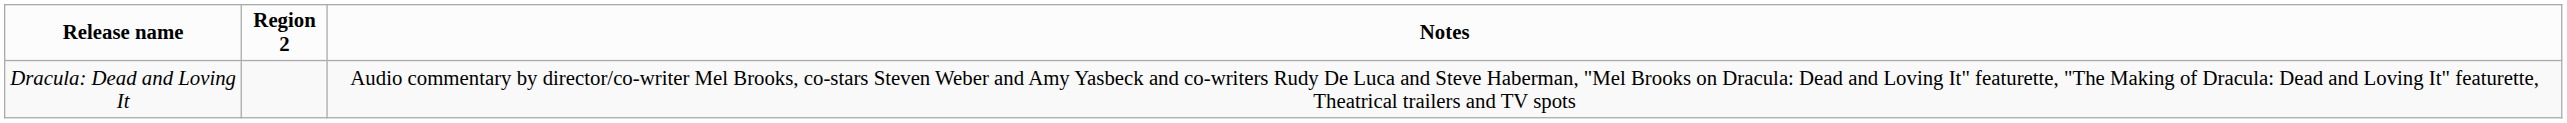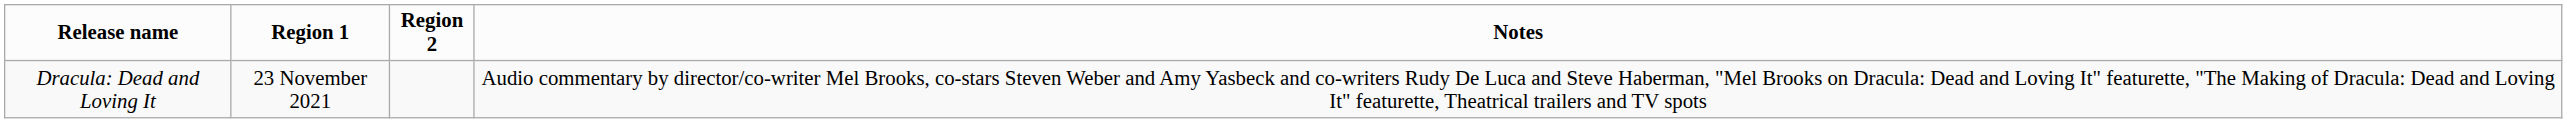+ column: (310, 32)
